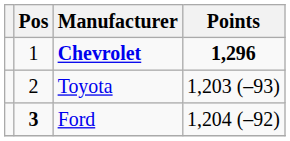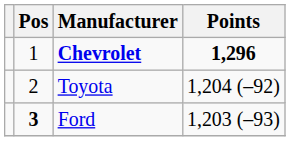(233, 86) 1,203 (–93) -> (233, 86) 1,204 (–92)
(233, 119) 1,204 (–92) -> (233, 119) 1,203 (–93)
